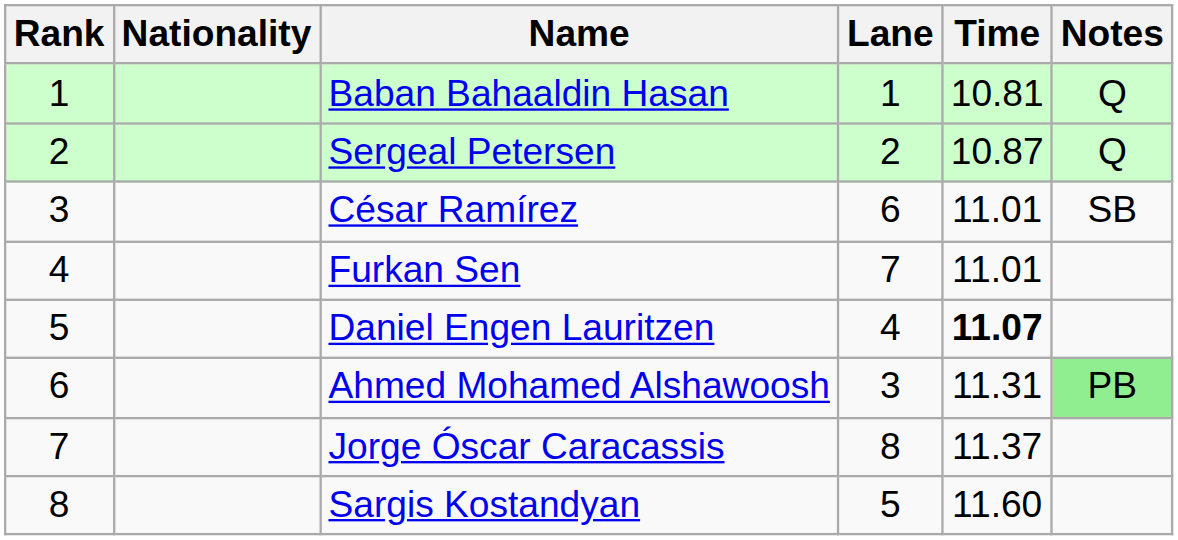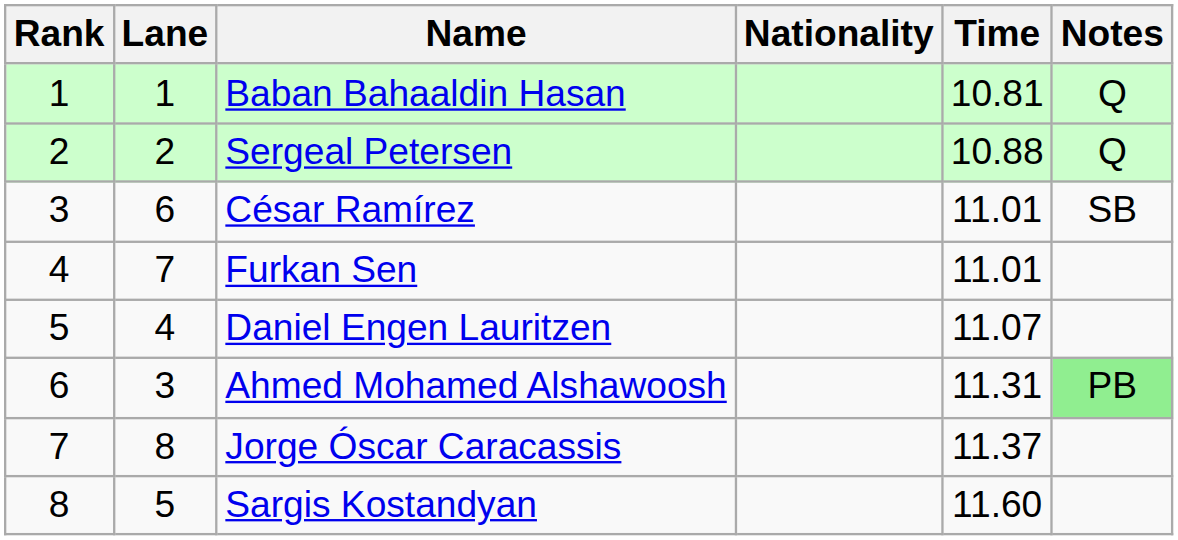columns swapped: (890, 33) <-> (216, 33)
(997, 151) 10.87 -> (997, 151) 10.88
(997, 328) bold -> (997, 328) normal
